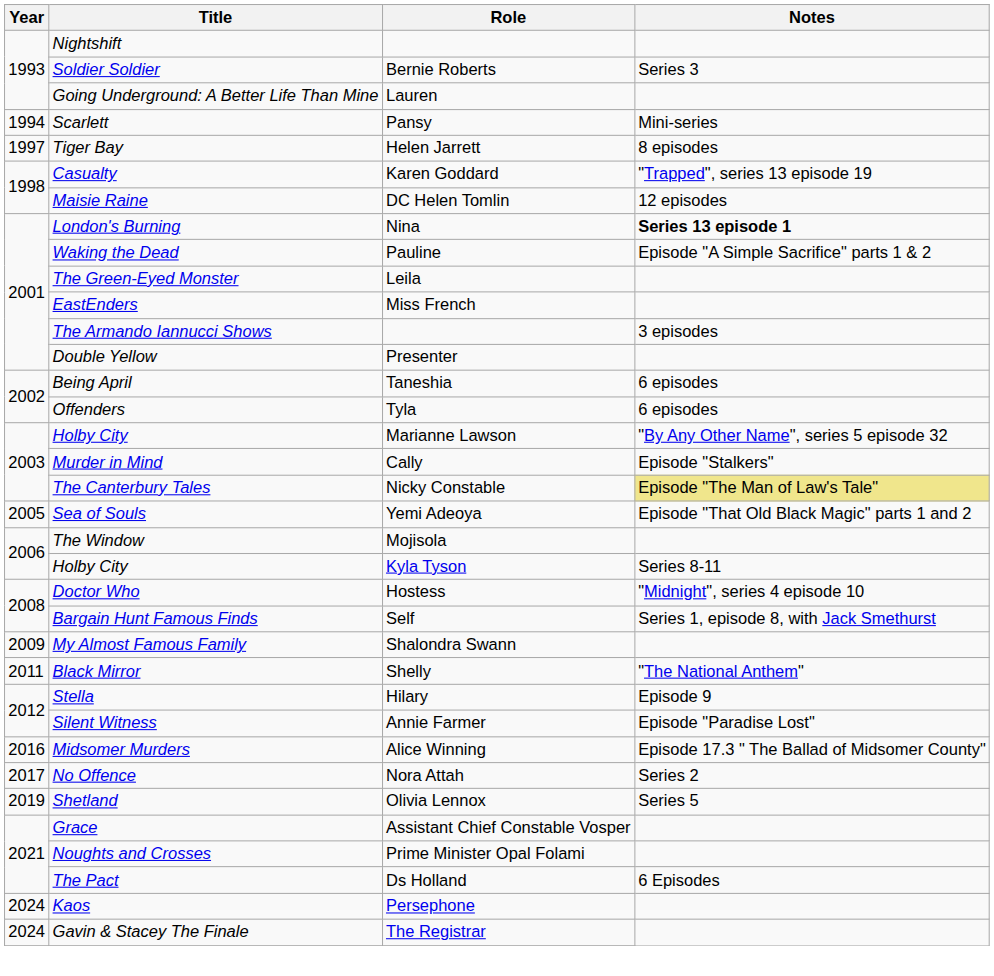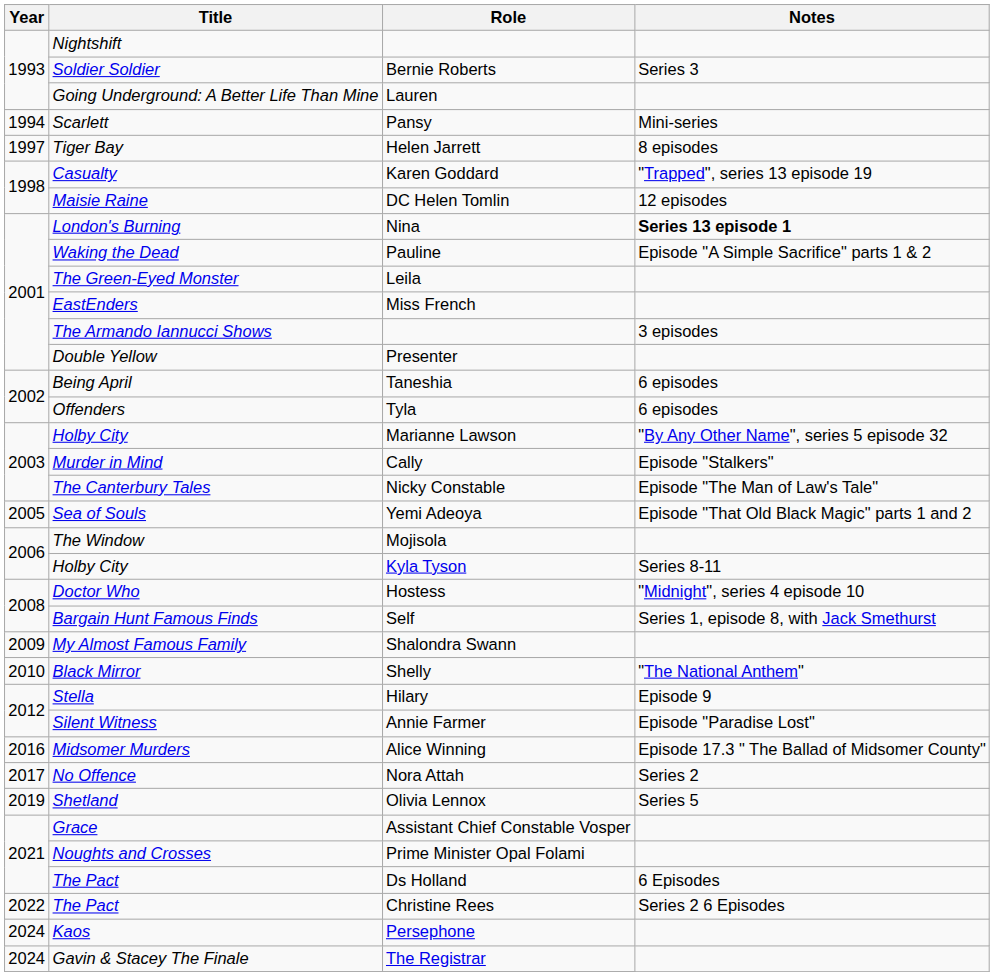(758, 488) khaki background -> (758, 488) no background
(26, 670) 2011 -> (27, 670) 2010
+ row: (86, 906)
